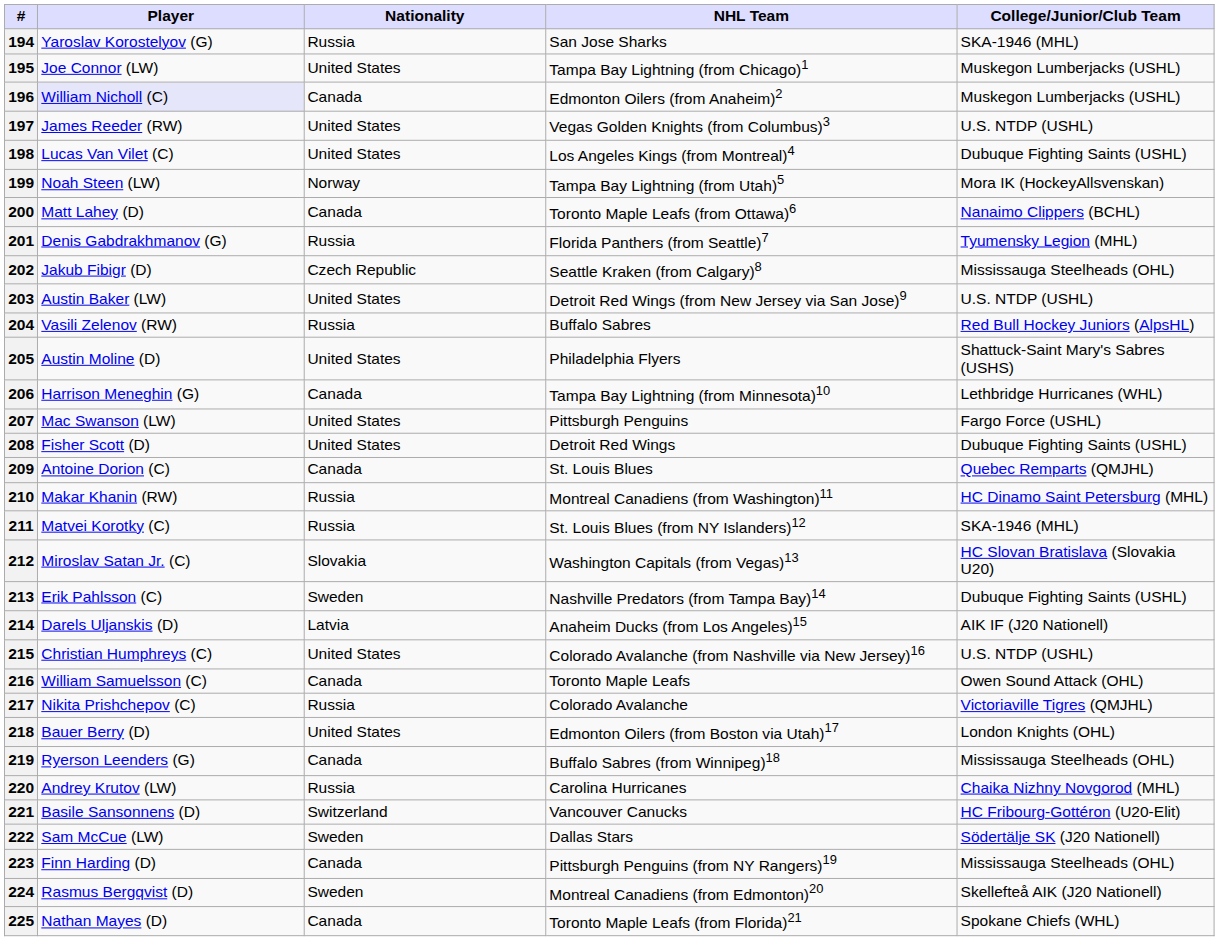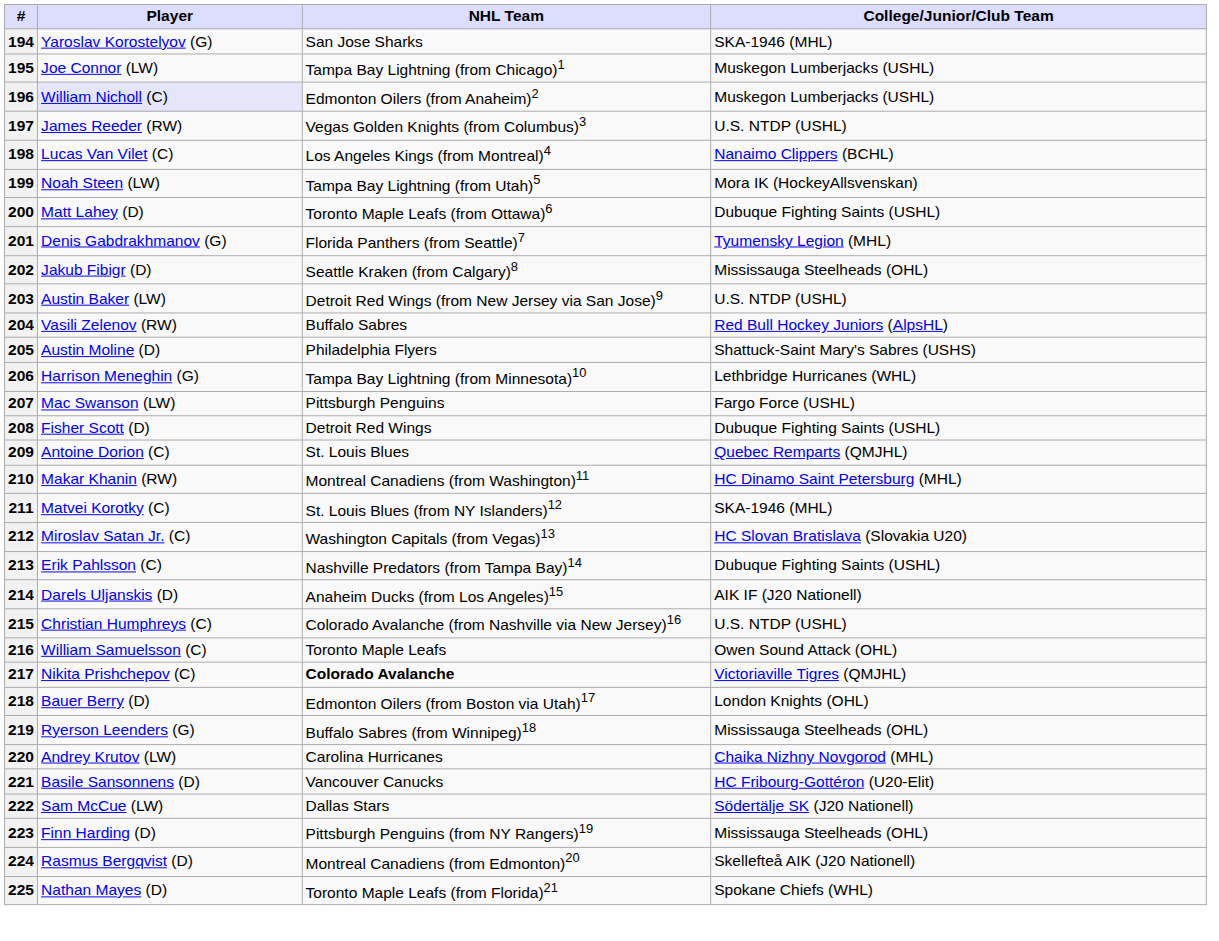- column: (425, 16)
(1074, 154) Dubuque Fighting Saints (USHL) -> (804, 154) Nanaimo Clippers (BCHL)
(1050, 212) Nanaimo Clippers (BCHL) -> (827, 212) Dubuque Fighting Saints (USHL)
(619, 705) normal -> (380, 674) bold
